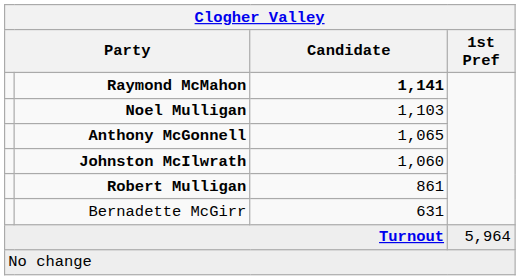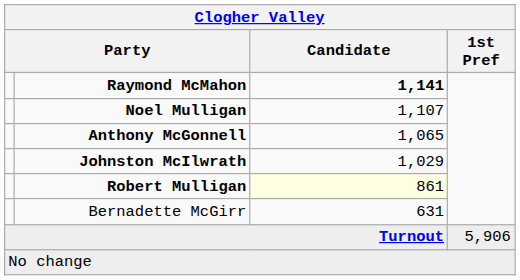(421, 111) 1,103 -> (421, 111) 1,107
(421, 161) 1,060 -> (421, 161) 1,029
(430, 186) no background -> (430, 186) lightyellow background
(488, 237) 5,964 -> (488, 237) 5,906
